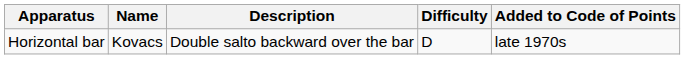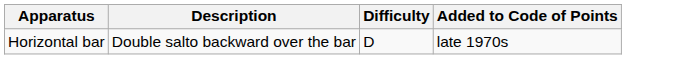- column: (137, 16)
